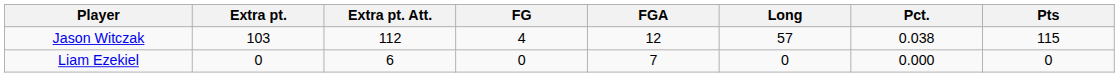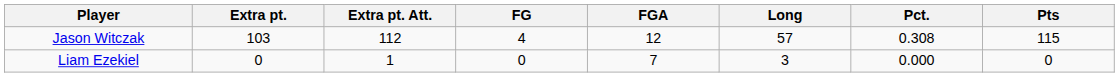(917, 38) 0.038 -> (917, 38) 0.308
(390, 60) 6 -> (390, 60) 1
(785, 60) 0 -> (785, 60) 3
